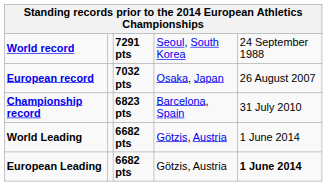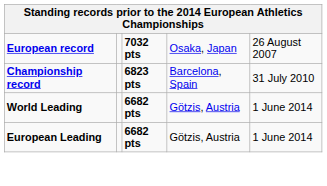- row: (41, 48)
(271, 166) bold -> (283, 137) normal
